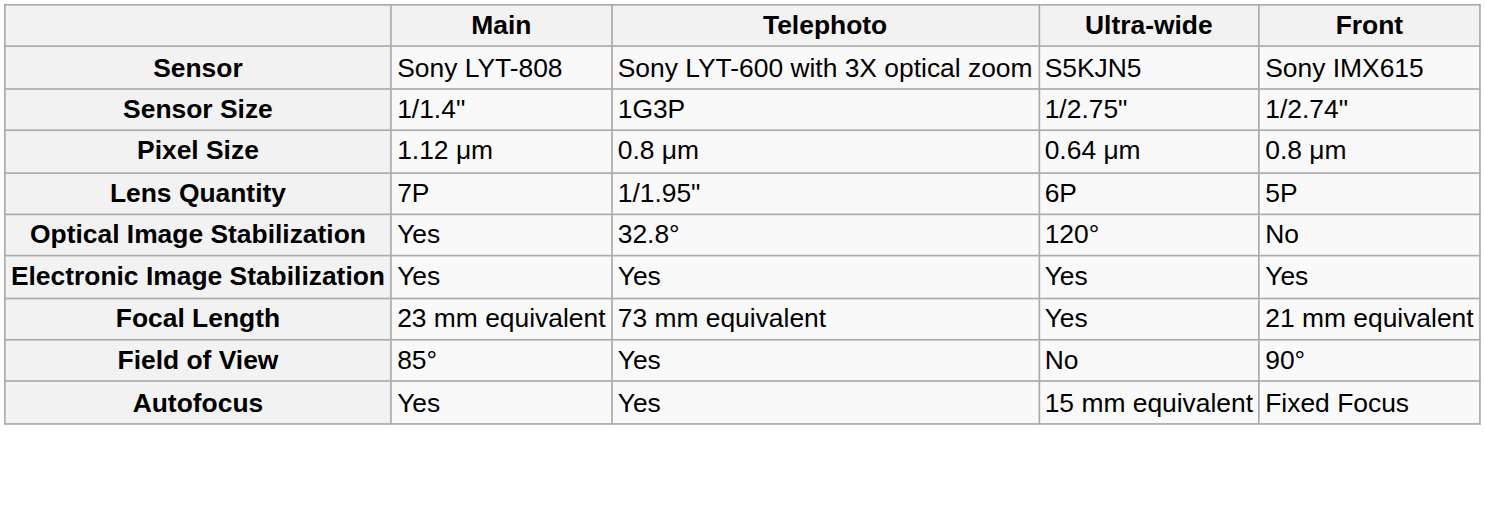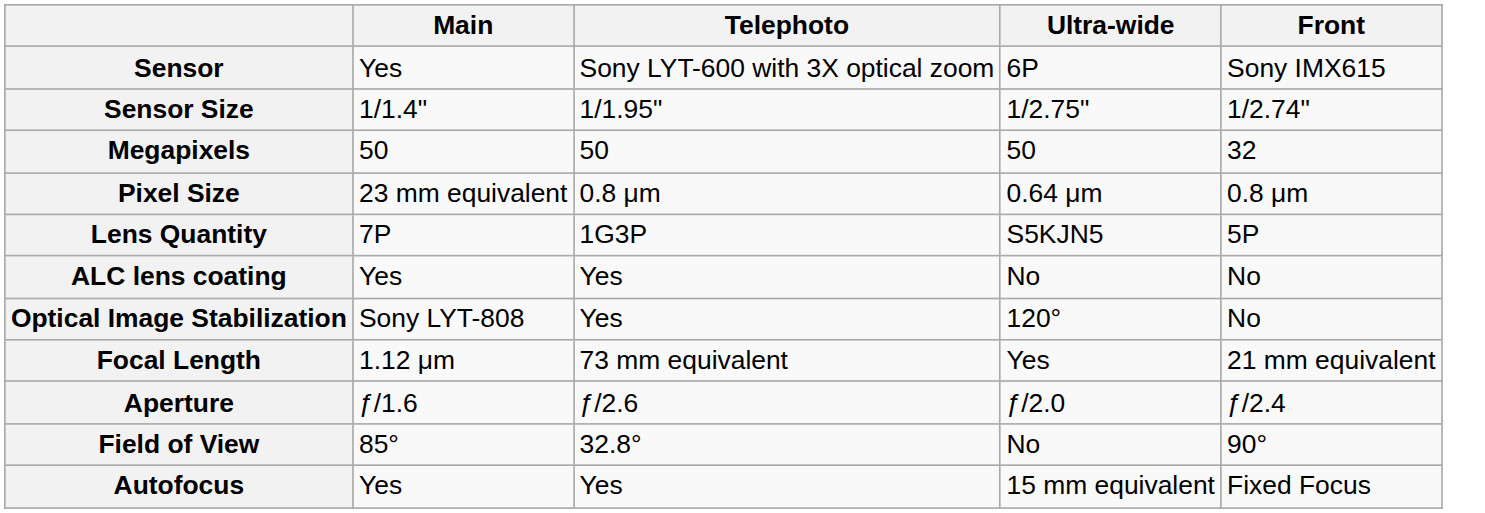(480, 67) Sony LYT-808 -> (381, 67) Yes
(1093, 67) S5KJN5 -> (1023, 67) 6P
(651, 109) 1G3P -> (621, 109) 1/1.95"
+ row: (179, 151)
(445, 151) 1.12 μm -> (463, 192) 23 mm equivalent
(659, 192) 1/1.95" -> (613, 234) 1G3P
(1061, 192) 6P -> (1055, 234) S5KJN5
+ row: (179, 276)
(419, 234) Yes -> (442, 318) Sony LYT-808
(649, 234) 32.8° -> (601, 318) Yes
- row: (198, 276)
(501, 318) 23 mm equivalent -> (407, 360) 1.12 μm
+ row: (179, 402)
(639, 360) Yes -> (611, 444) 32.8°
